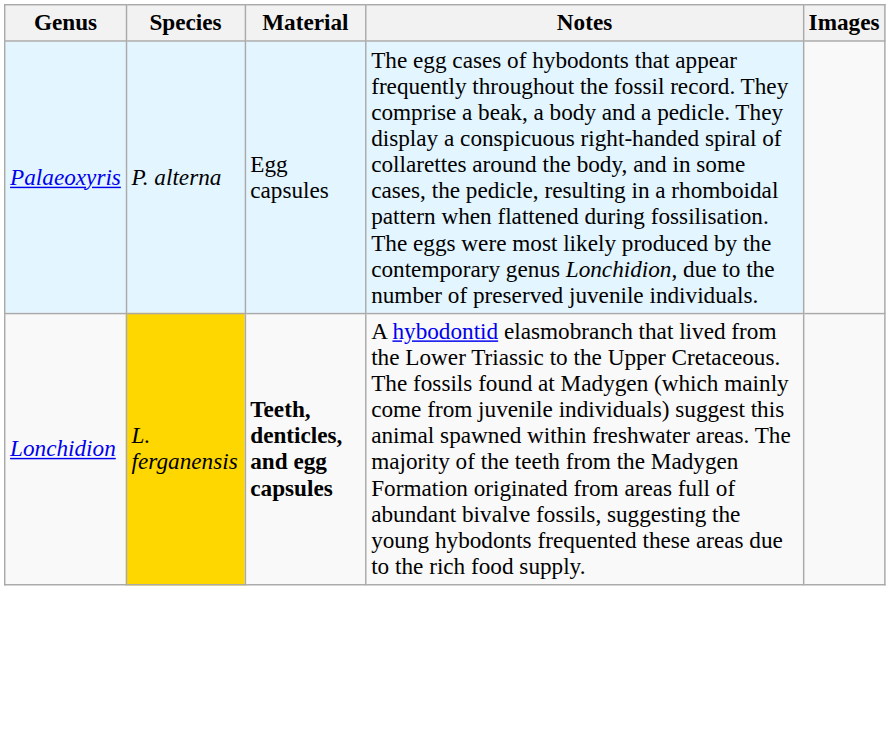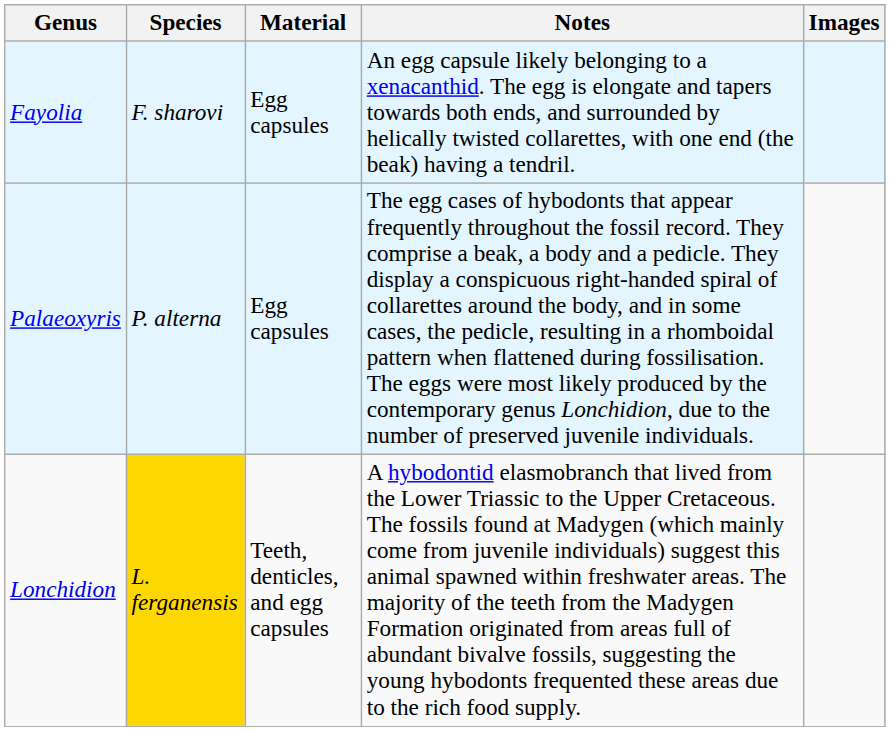+ row: (46, 111)
(296, 448) bold -> (294, 590) normal
